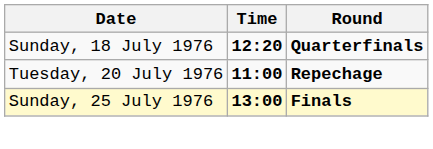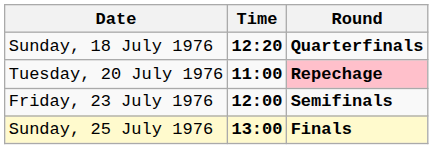(337, 74) no background -> (337, 74) pink background
+ row: (111, 102)
